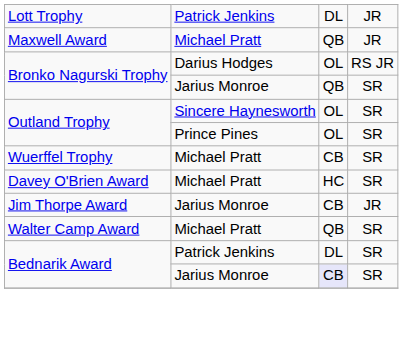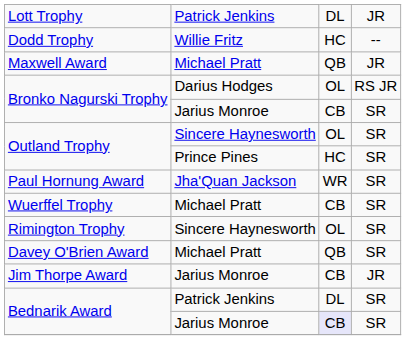+ row: (50, 39)
(333, 87) QB -> (335, 110) CB
(333, 134) OL -> (335, 157) HC
+ row: (76, 181)
+ row: (66, 228)
(333, 181) HC -> (335, 252) QB
- row: (74, 228)
